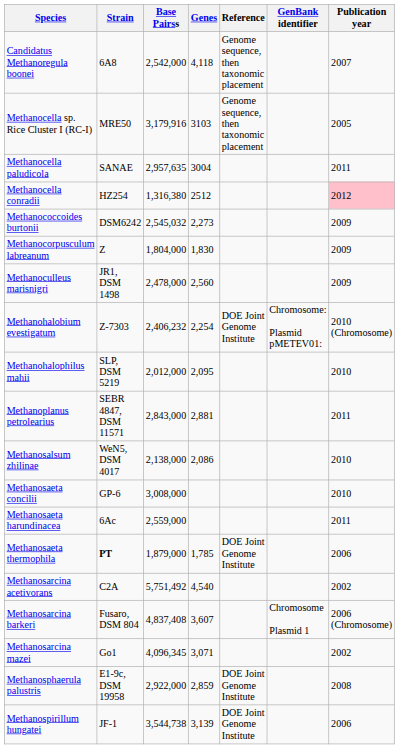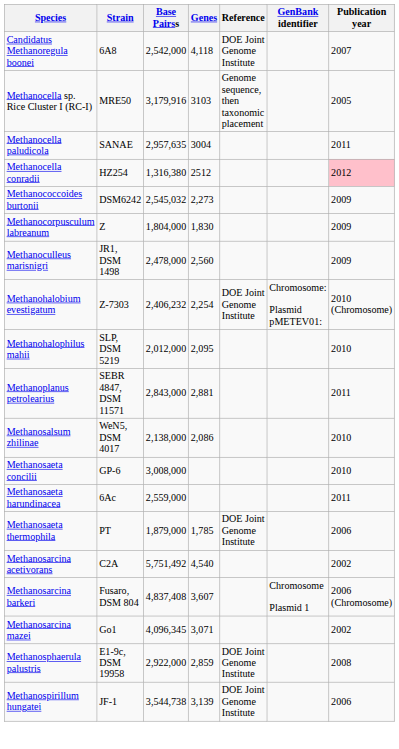(243, 62) Genome sequence, then taxonomic placement -> (243, 51) DOE Joint Genome Institute
(106, 553) bold -> (105, 531) normal
